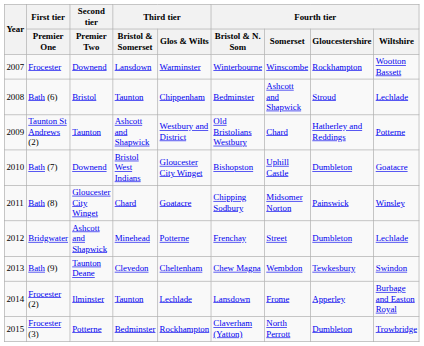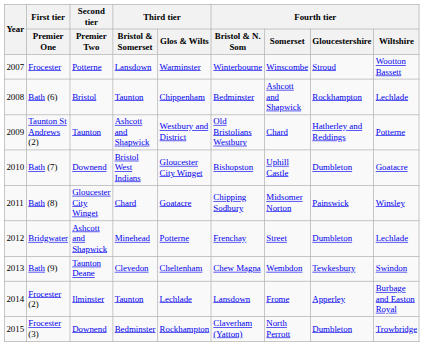(89, 66) Downend -> (87, 66) Potterne
(337, 66) Rockhampton -> (324, 66) Stroud
(324, 96) Stroud -> (337, 96) Rockhampton
(87, 328) Potterne -> (89, 328) Downend
